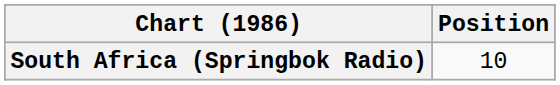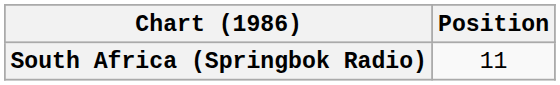(494, 61) 10 -> (494, 61) 11
